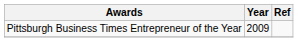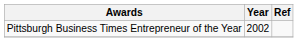(258, 28) 2009 -> (258, 28) 2002
